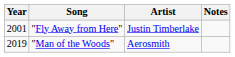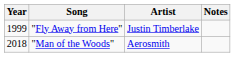(17, 28) 2001 -> (17, 28) 1999
(17, 44) 2019 -> (17, 44) 2018
